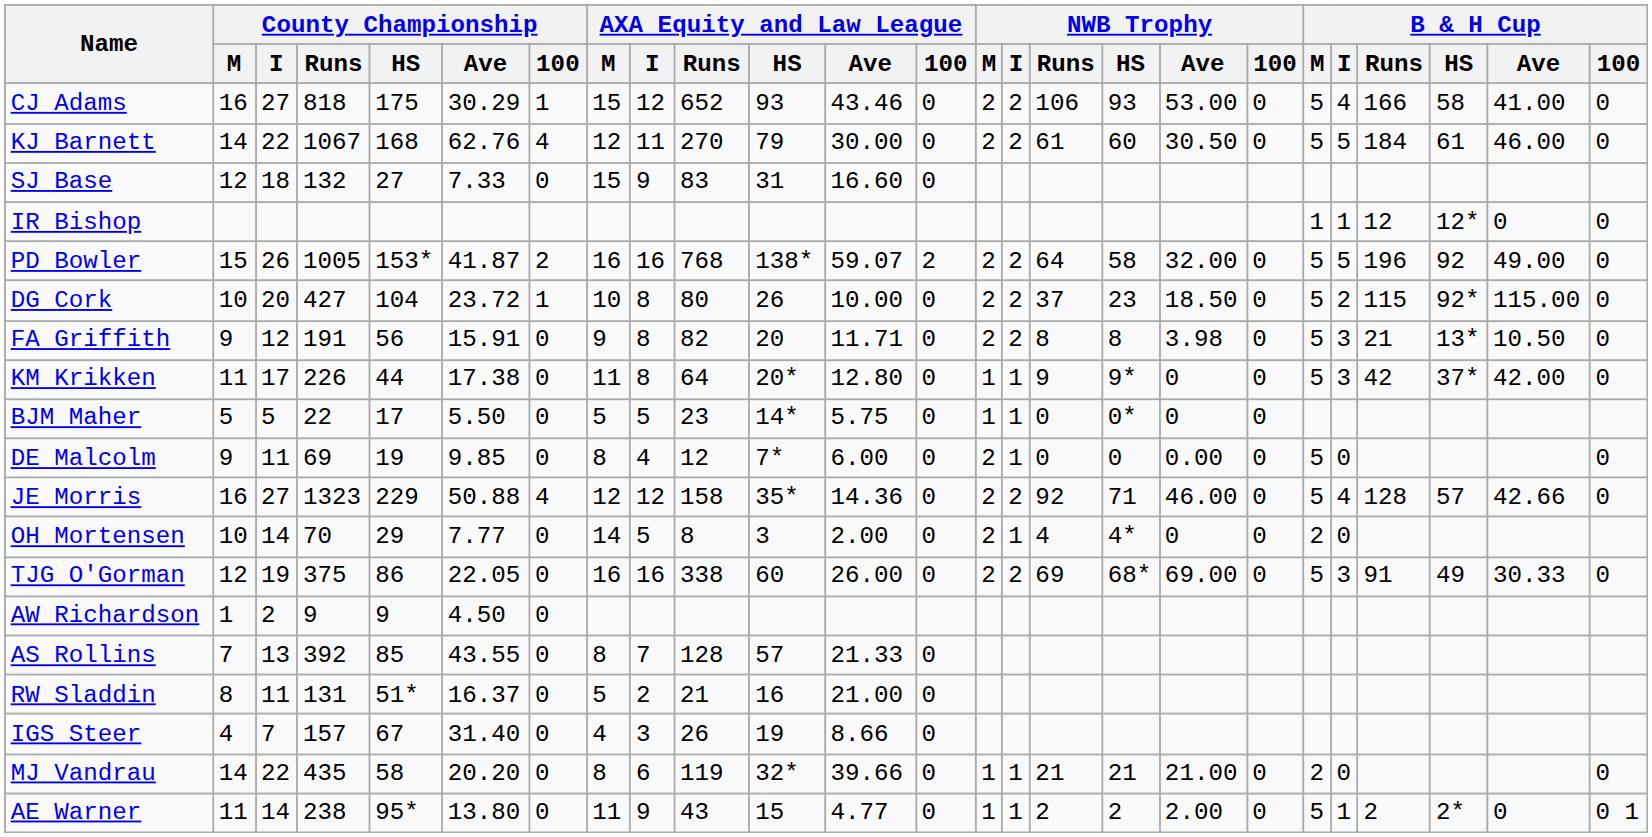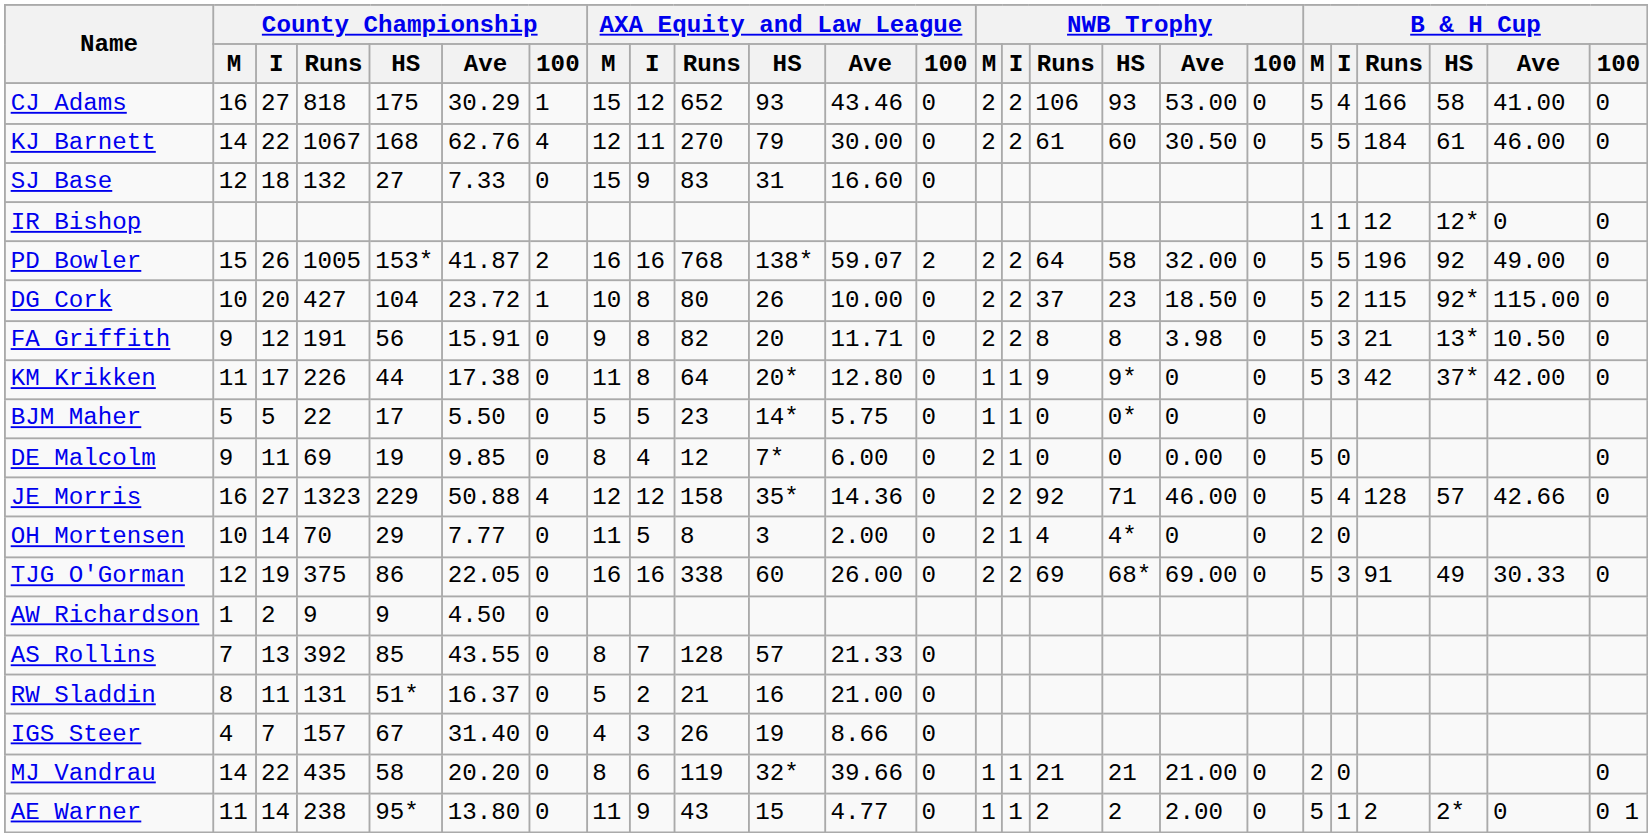(607, 537) 14 -> (607, 537) 11
